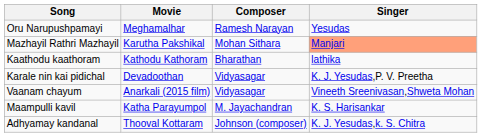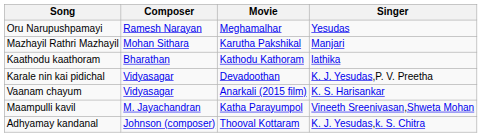columns swapped: (167, 12) <-> (261, 12)
(328, 44) lightsalmon background -> (328, 44) no background
(393, 92) Vineeth Sreenivasan,Shweta Mohan -> (348, 92) K. S. Harisankar
(348, 108) K. S. Harisankar -> (393, 108) Vineeth Sreenivasan,Shweta Mohan
